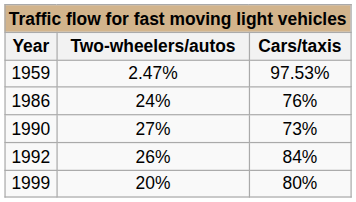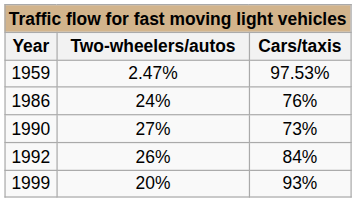(300, 184) 80% -> (300, 184) 93%
